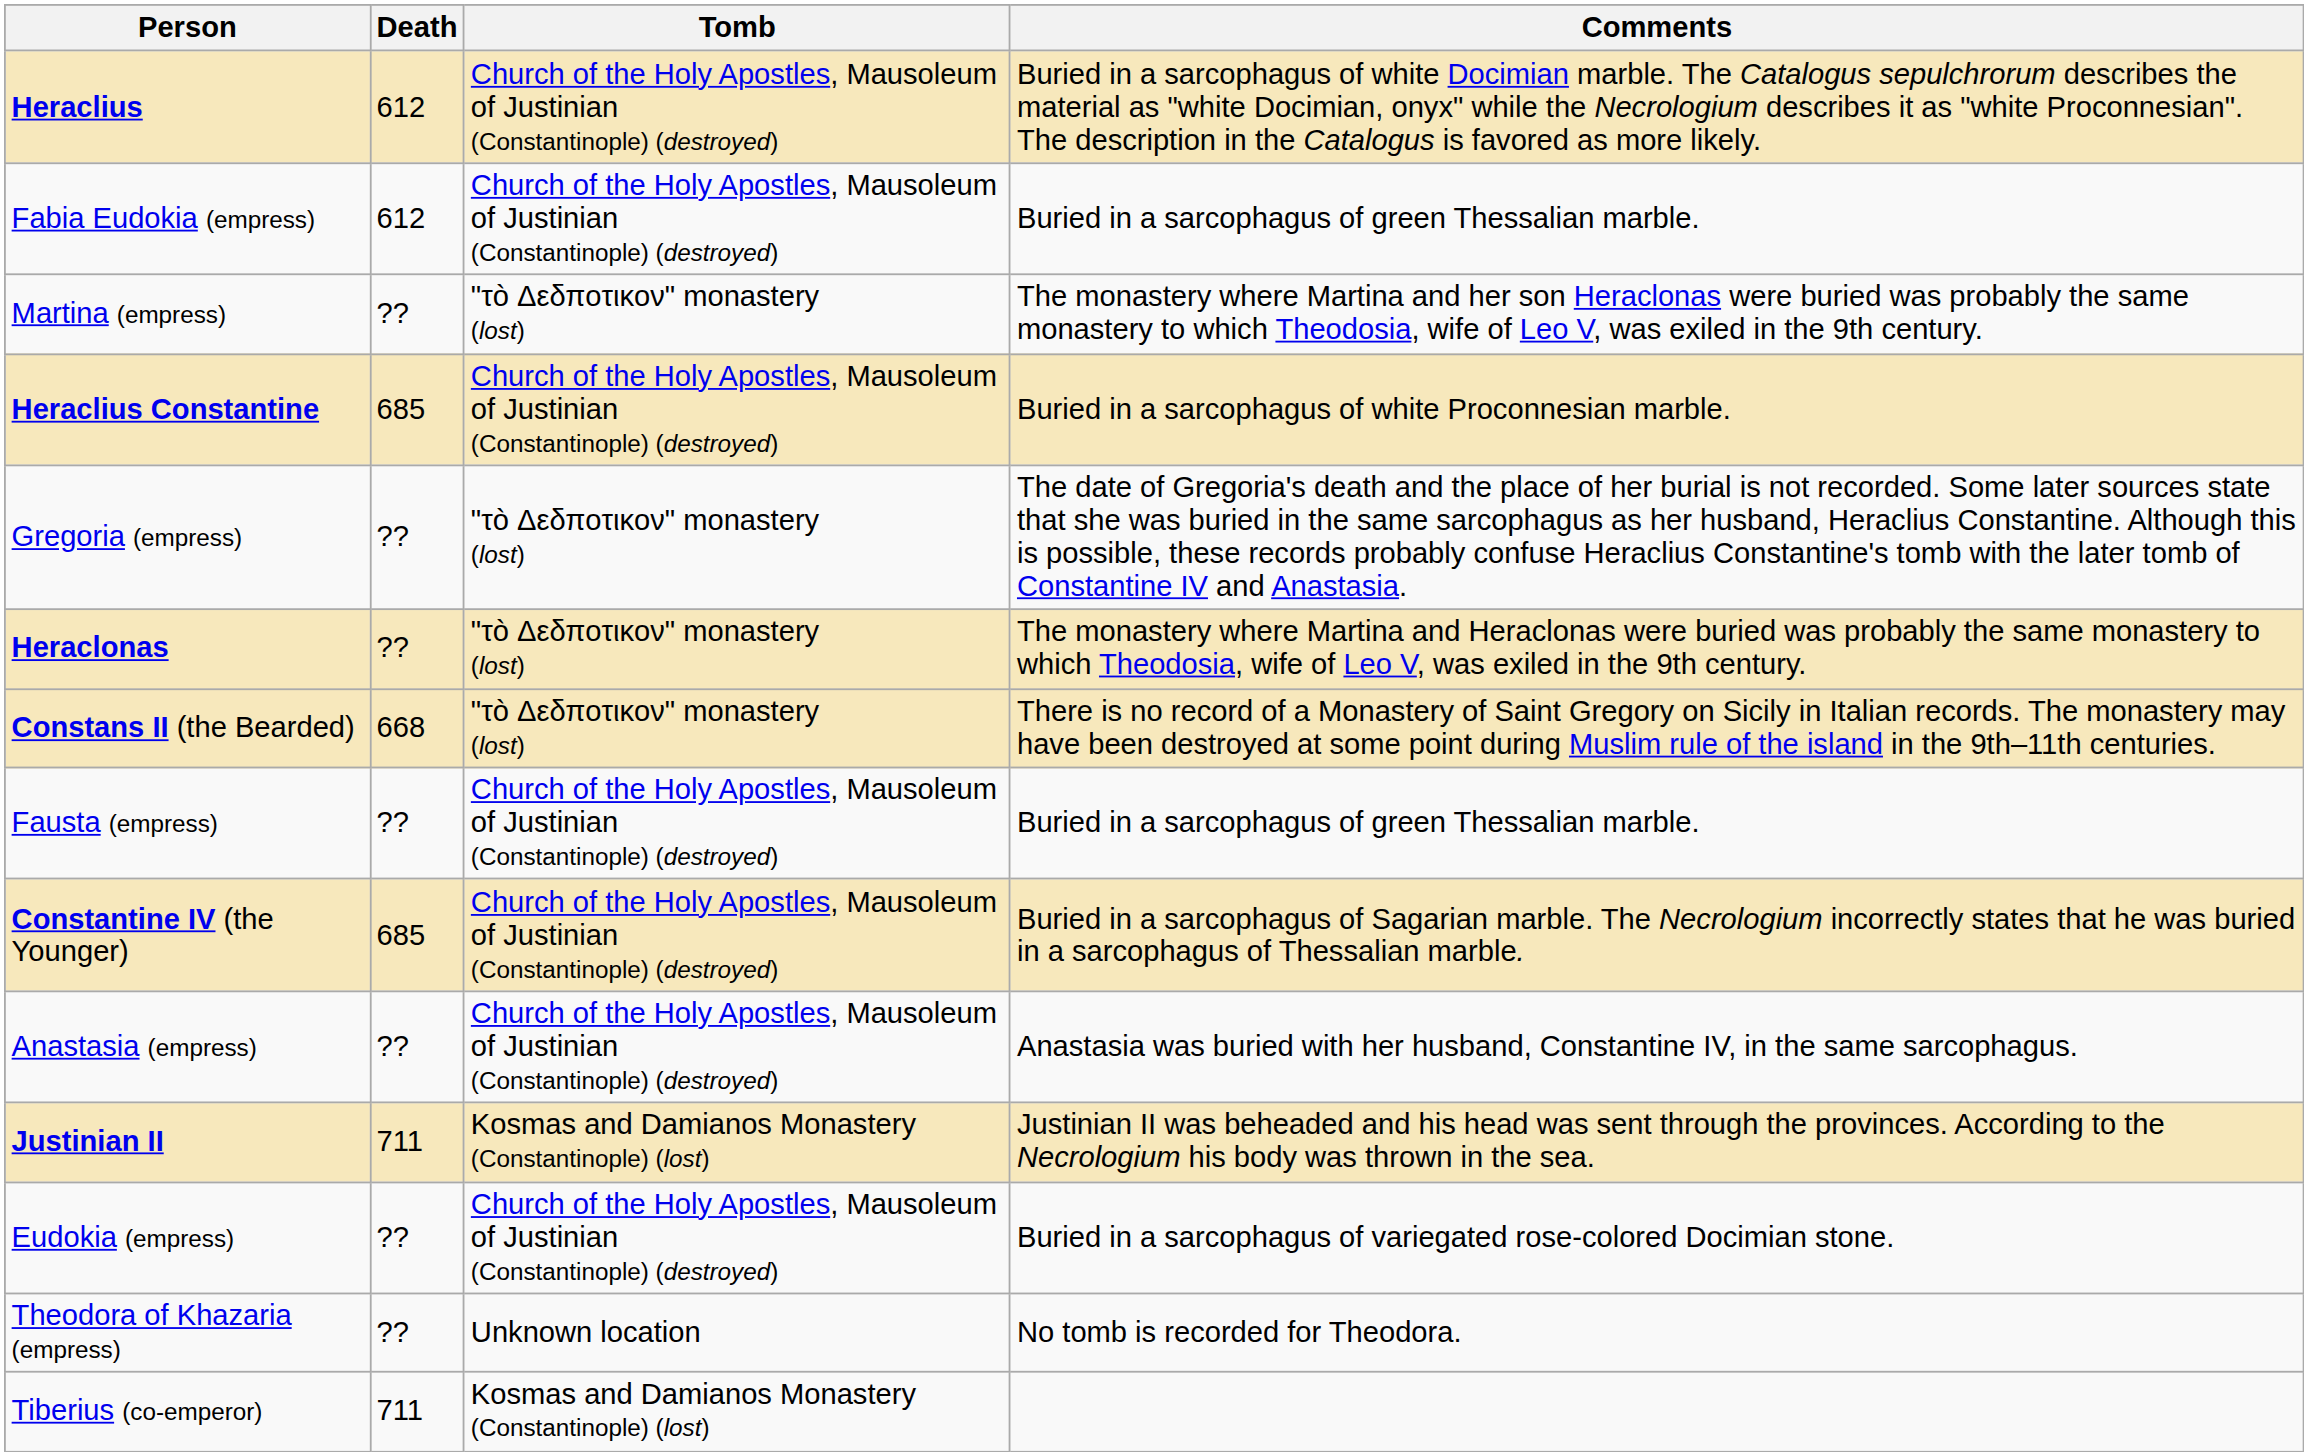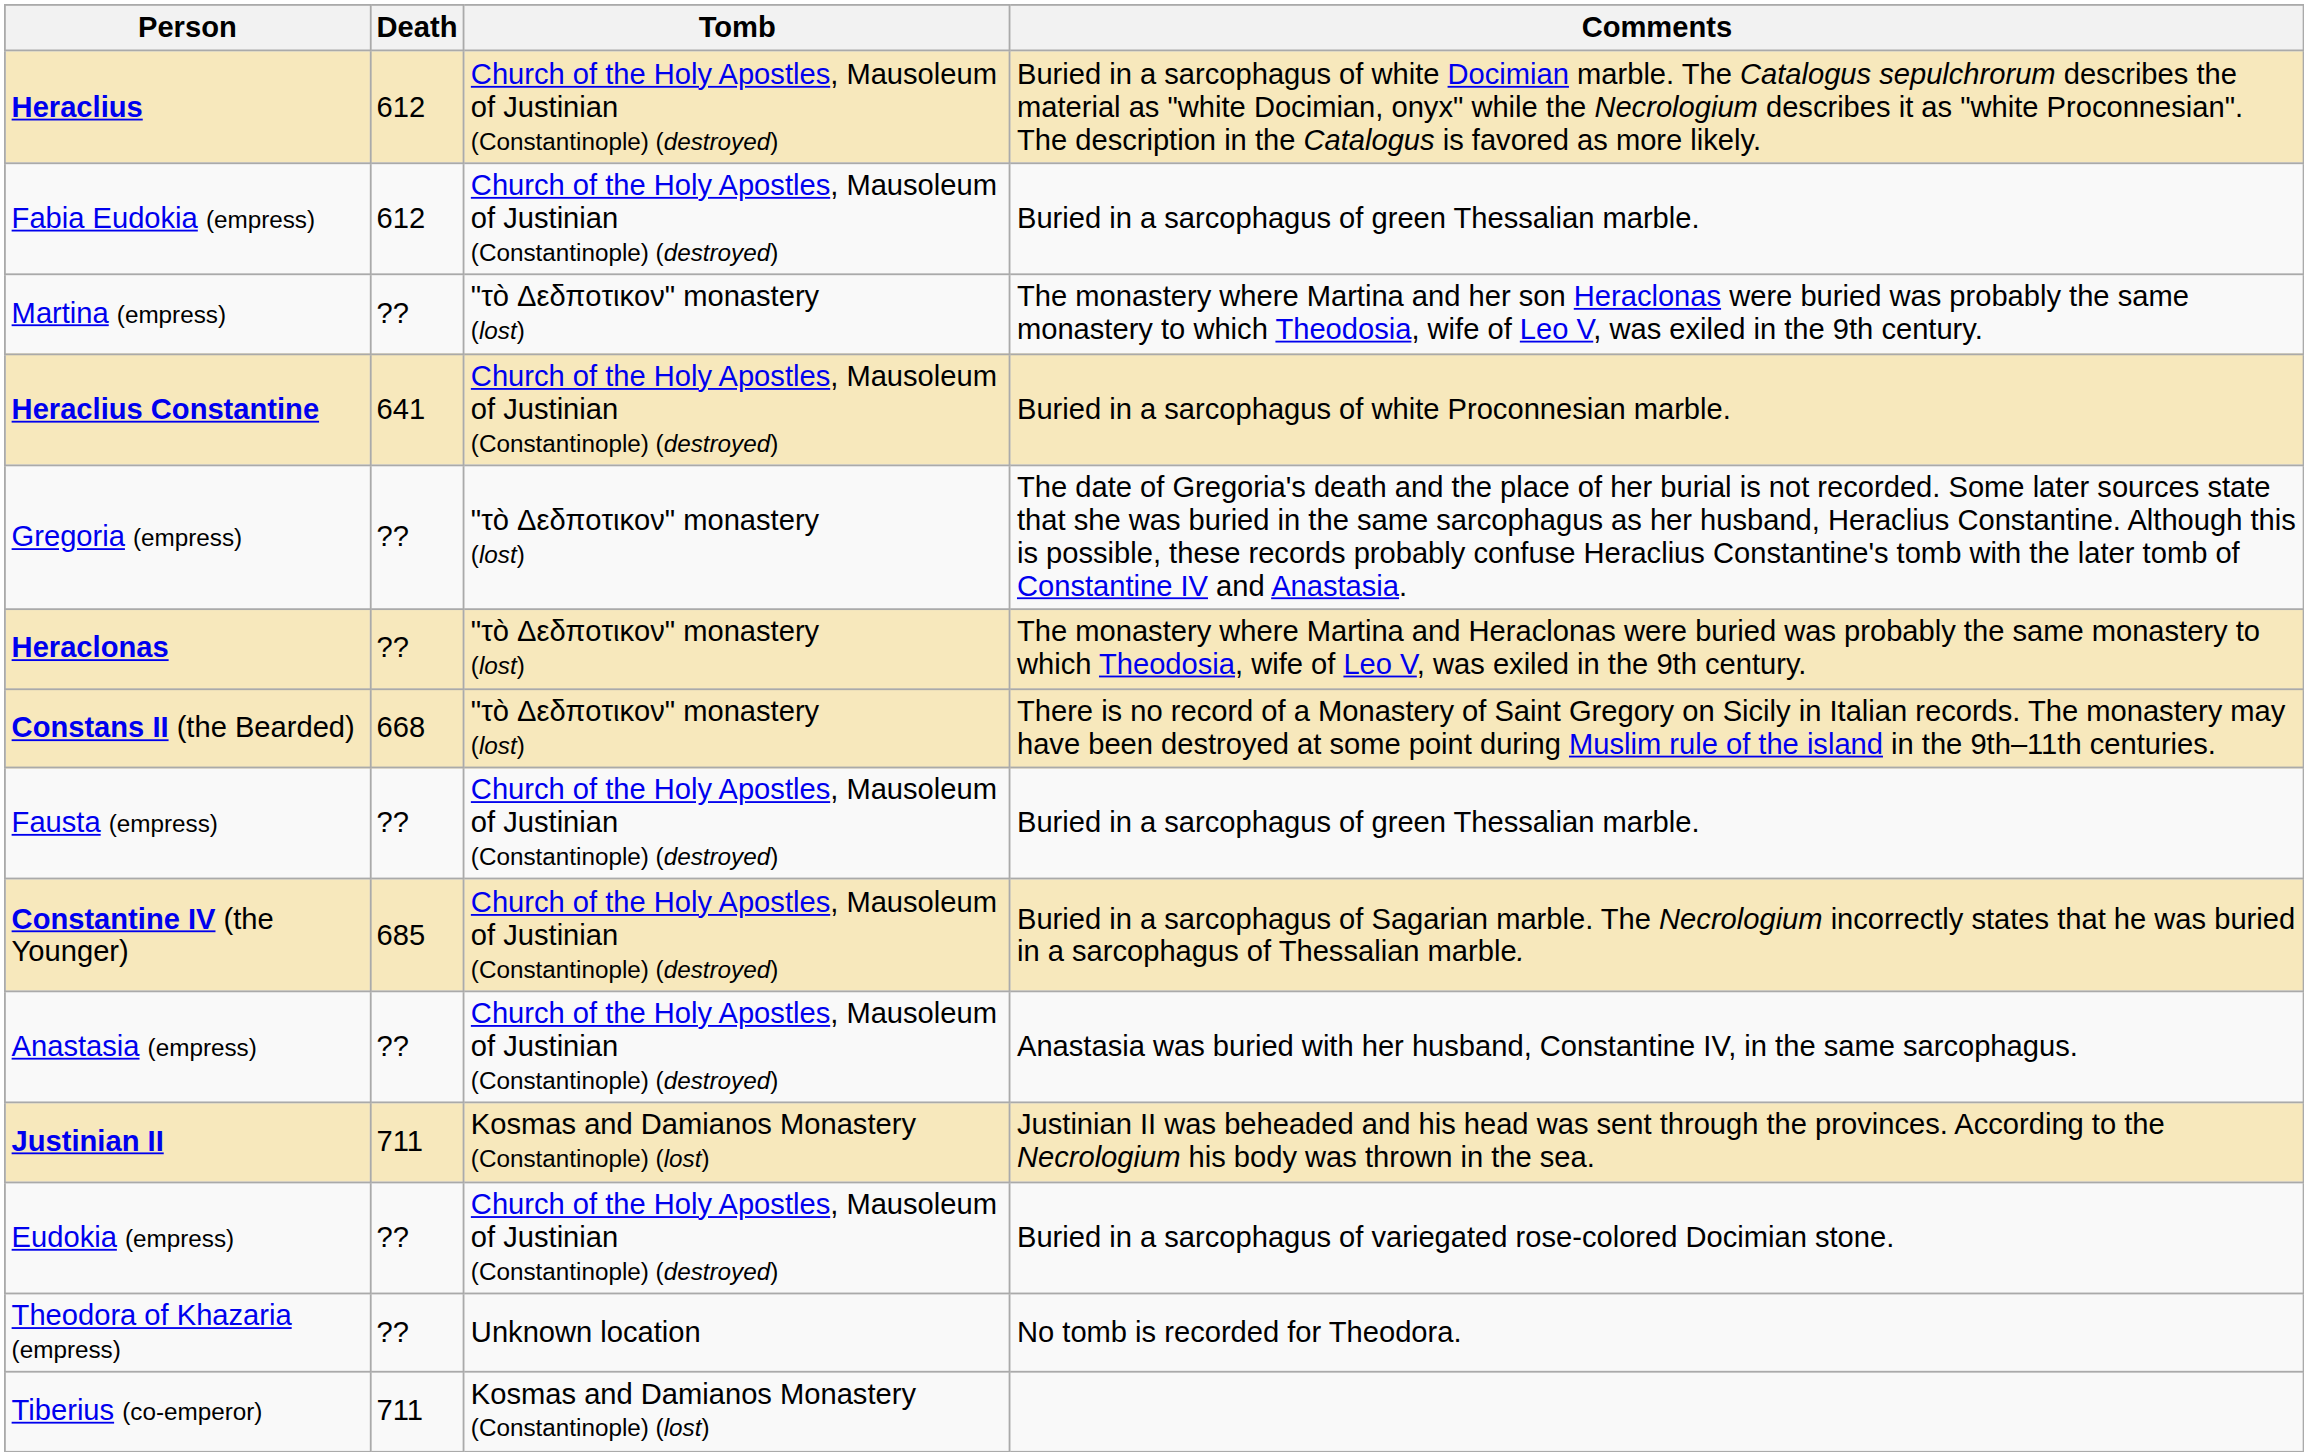(401, 408) 685 -> (401, 408) 641
